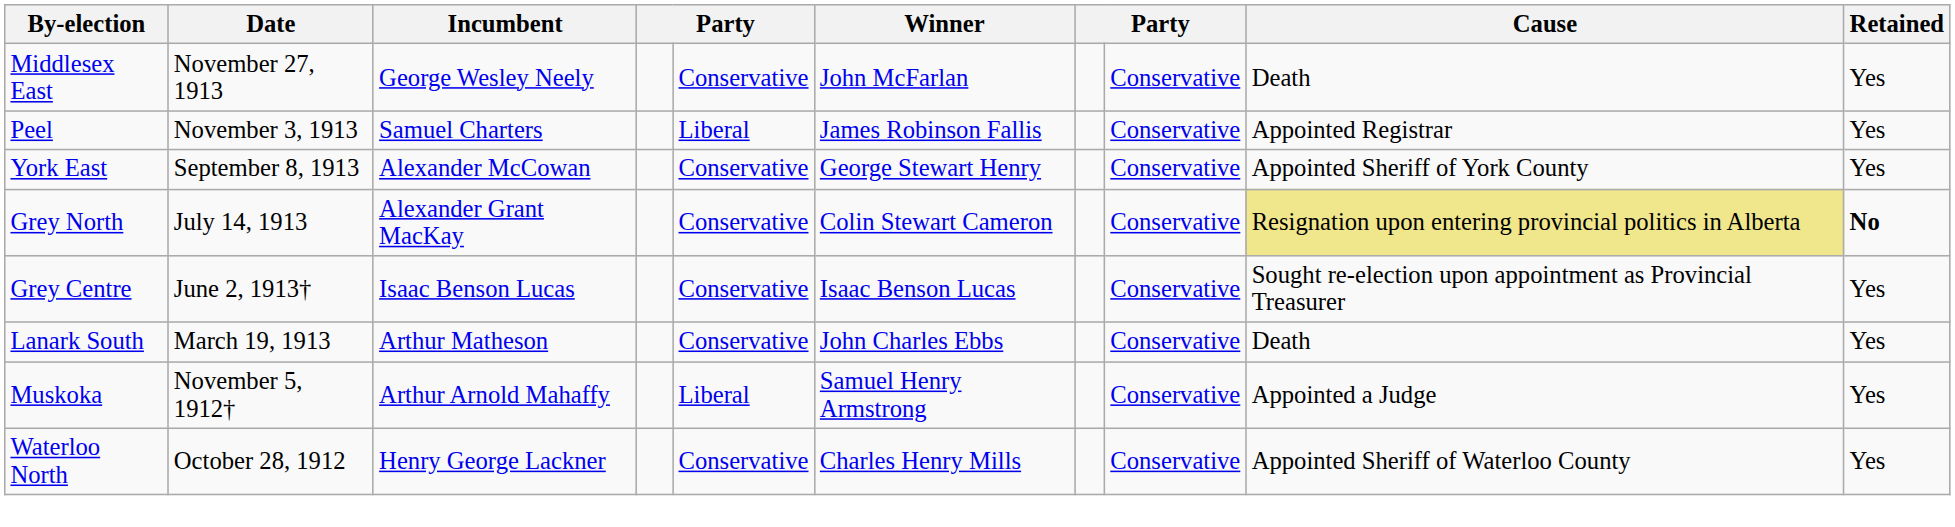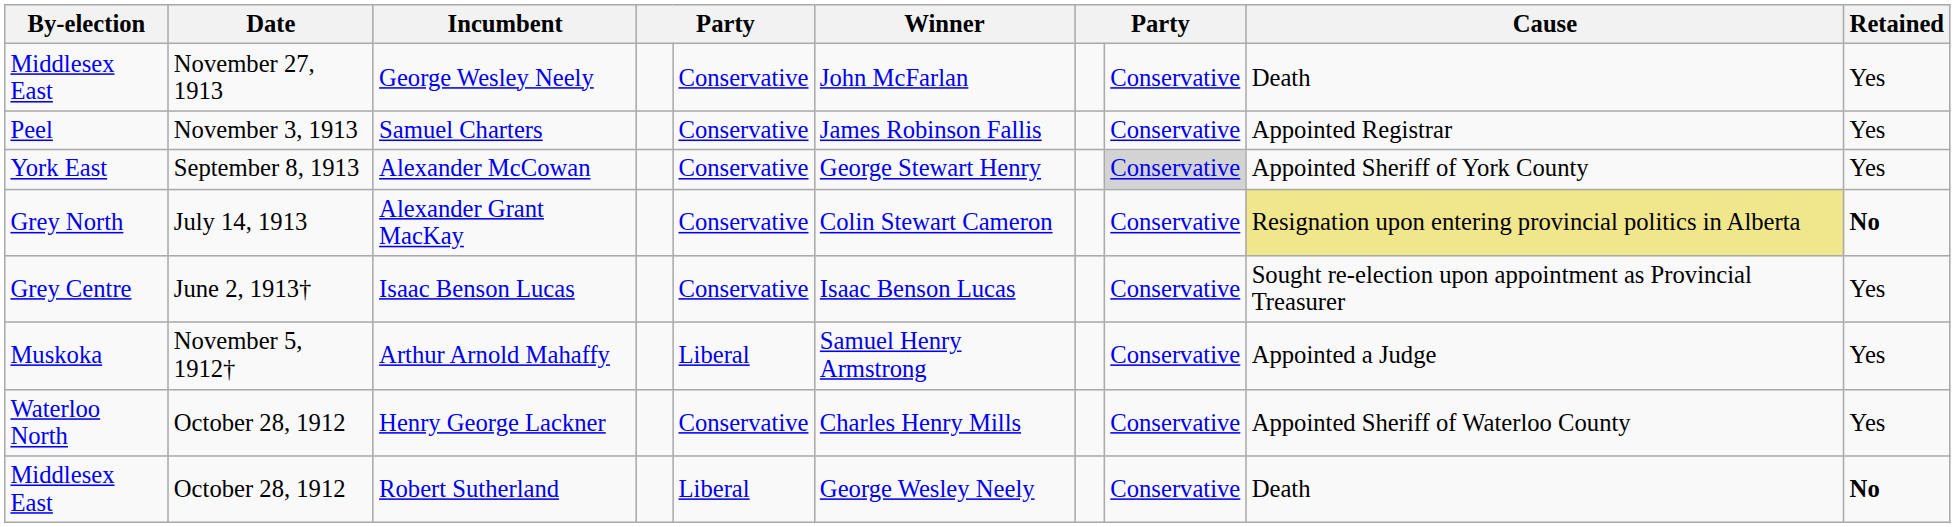(714, 129) Liberal -> (744, 129) Conservative
(1175, 168) no background -> (1175, 168) lightgrey background
- row: (464, 341)
+ row: (469, 489)
